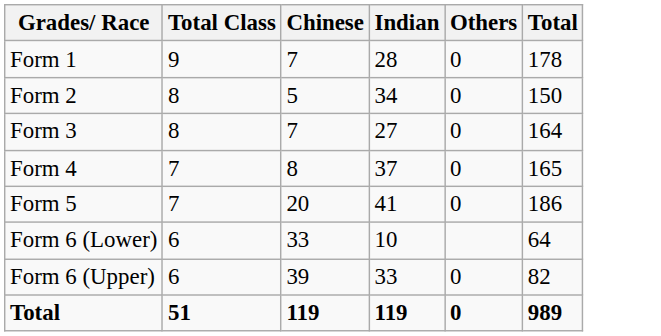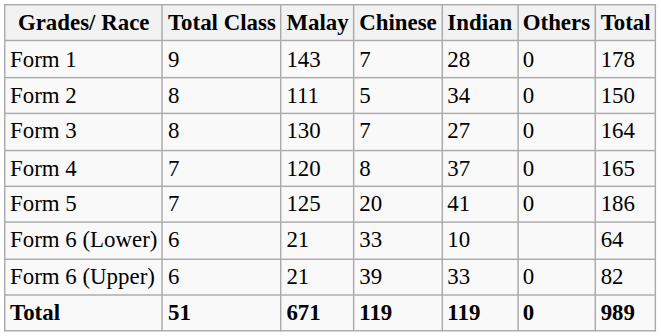+ column: (318, 22)
